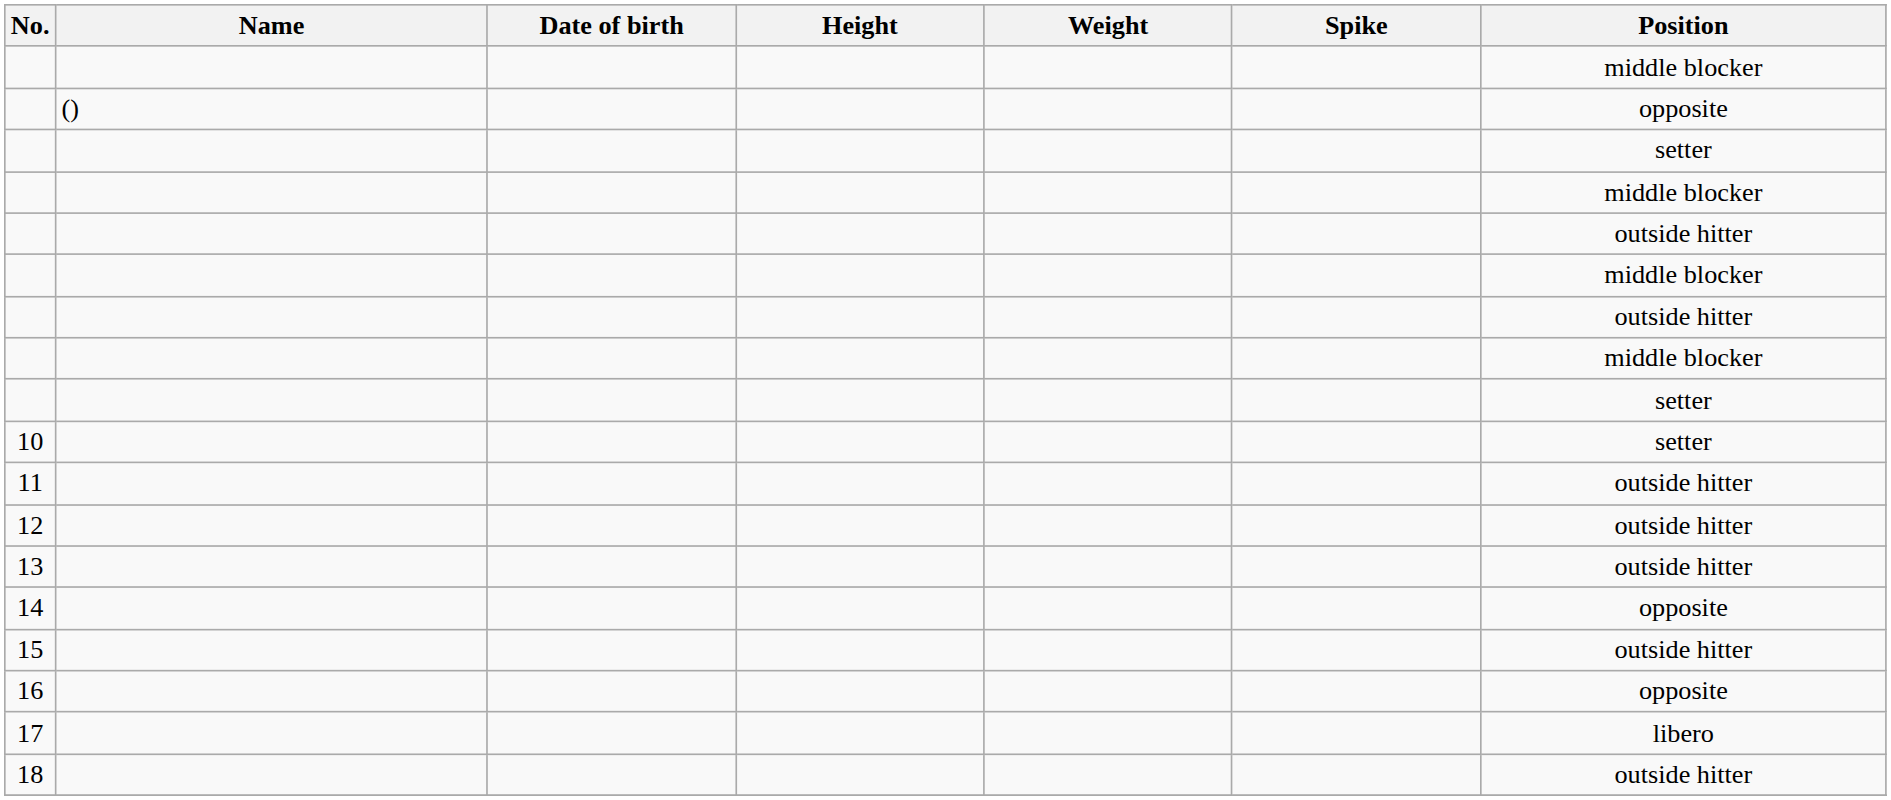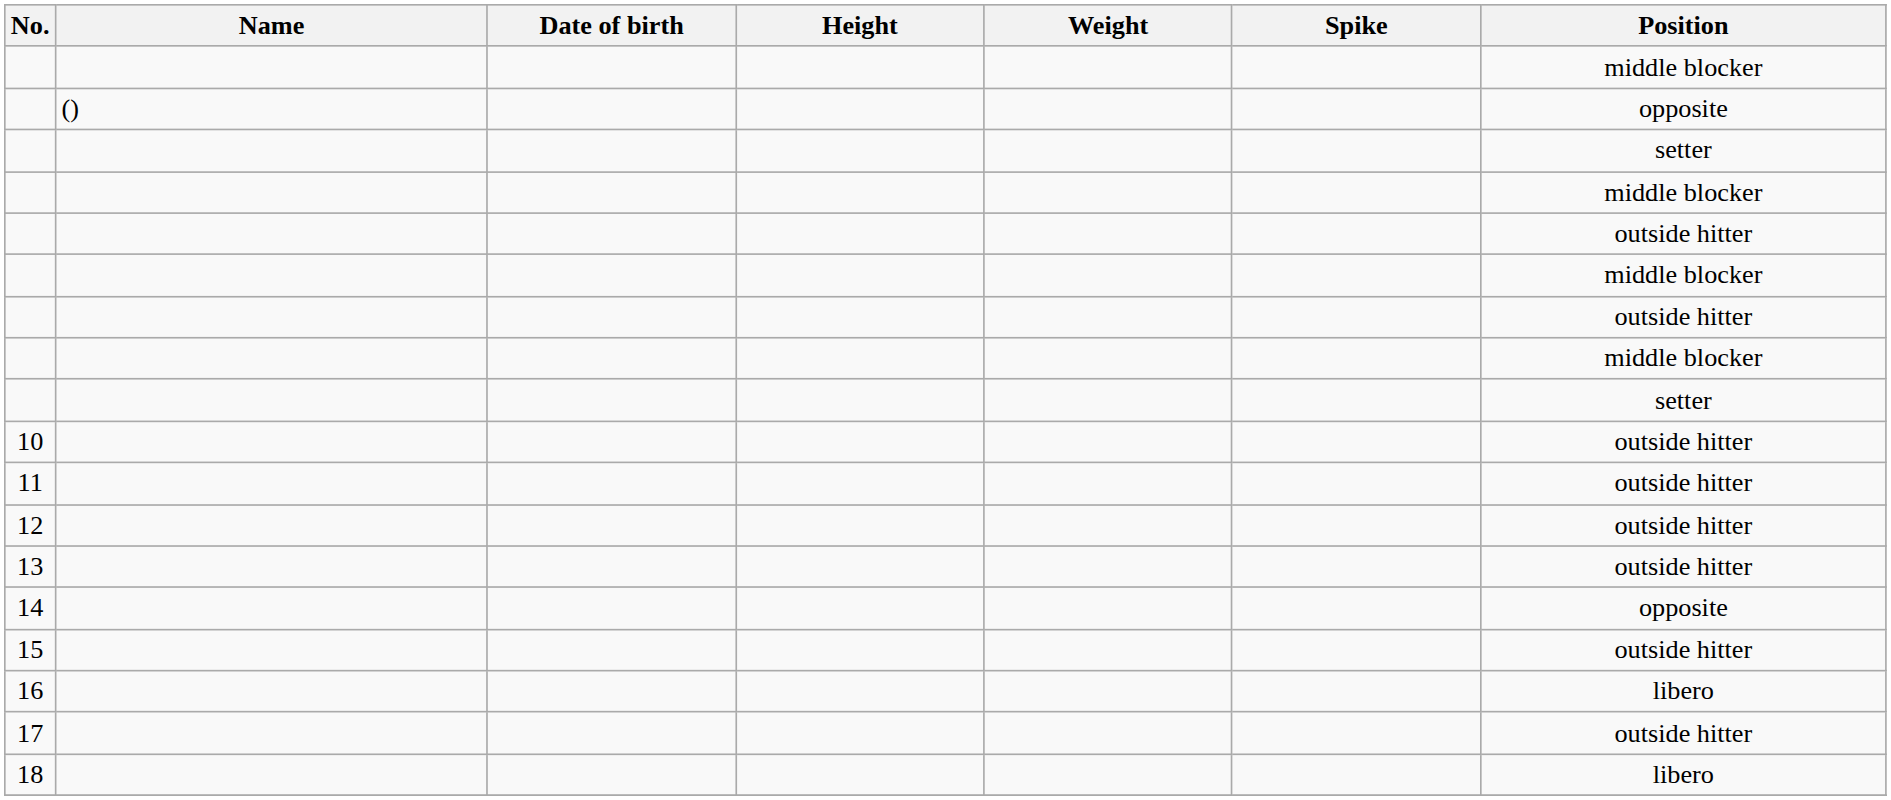(1683, 441) setter -> (1683, 441) outside hitter
(1683, 691) opposite -> (1683, 691) libero
(1683, 732) libero -> (1683, 732) outside hitter
(1683, 774) outside hitter -> (1683, 774) libero
